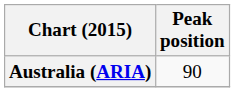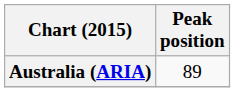(192, 71) 90 -> (192, 71) 89
